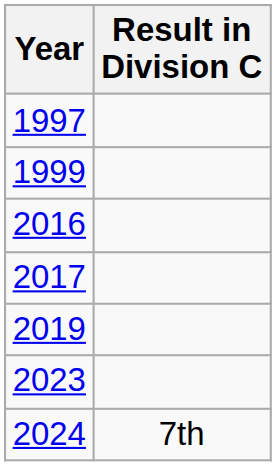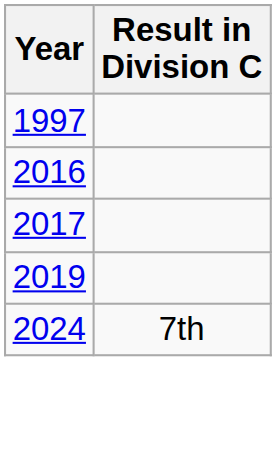- row: (49, 172)
- row: (49, 381)
